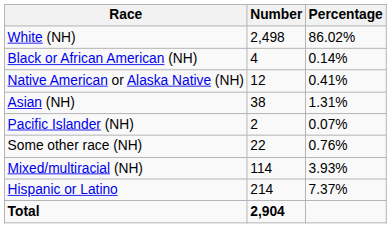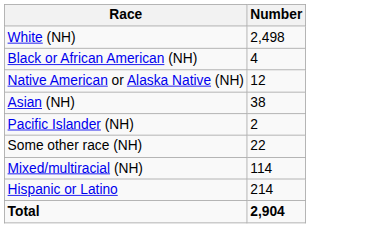- column: (346, 15)
